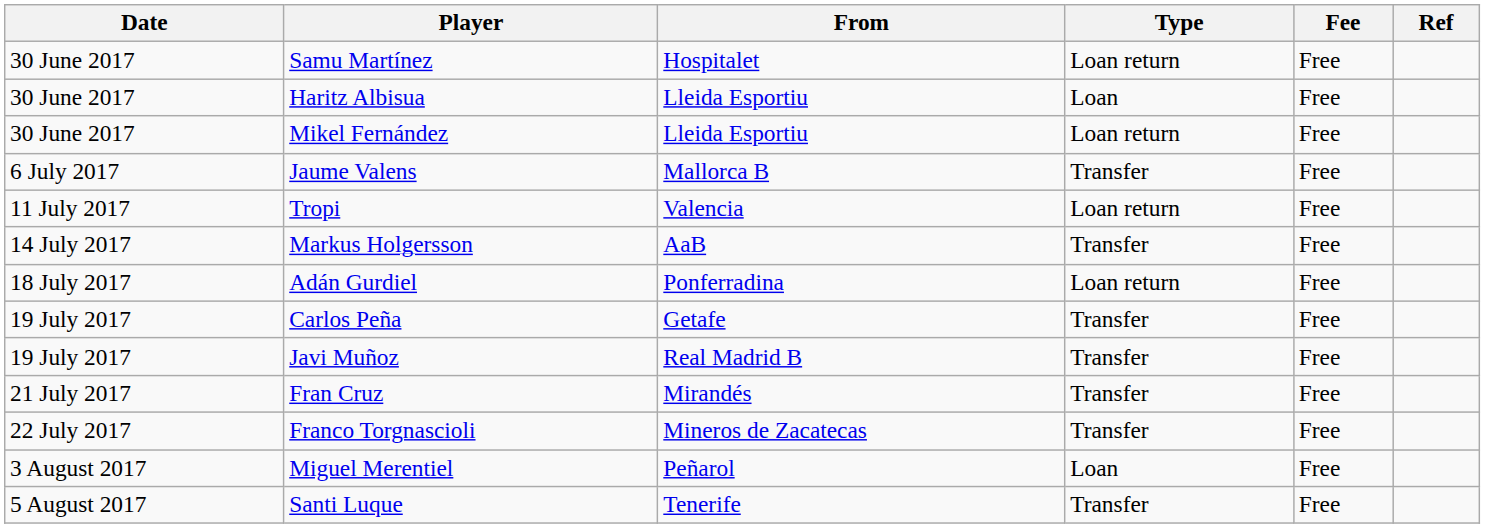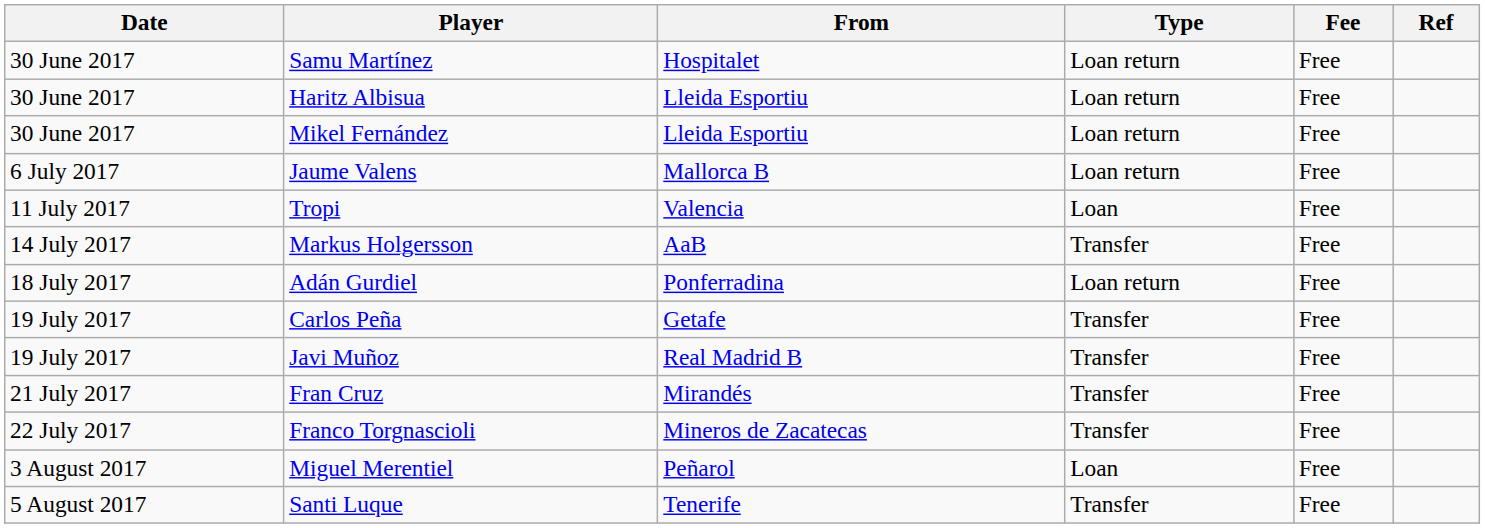(1094, 97) Loan -> (1125, 97) Loan return
(1109, 171) Transfer -> (1125, 171) Loan return
(1125, 208) Loan return -> (1094, 208) Loan
